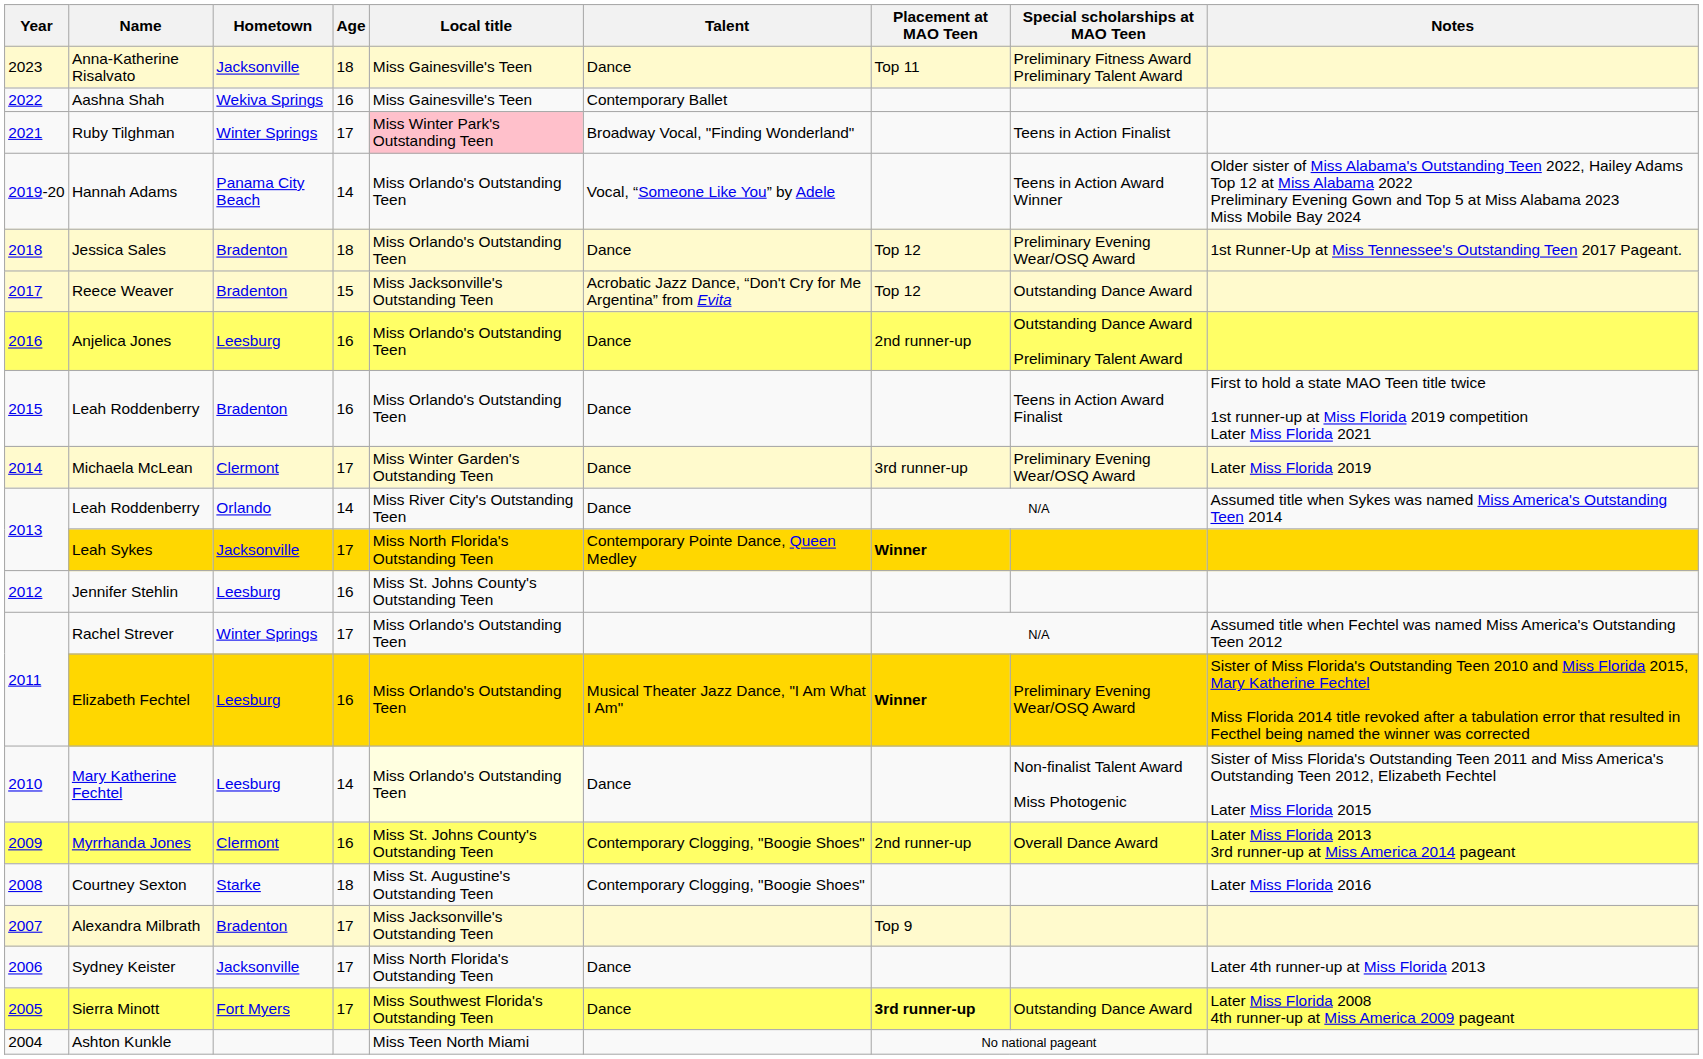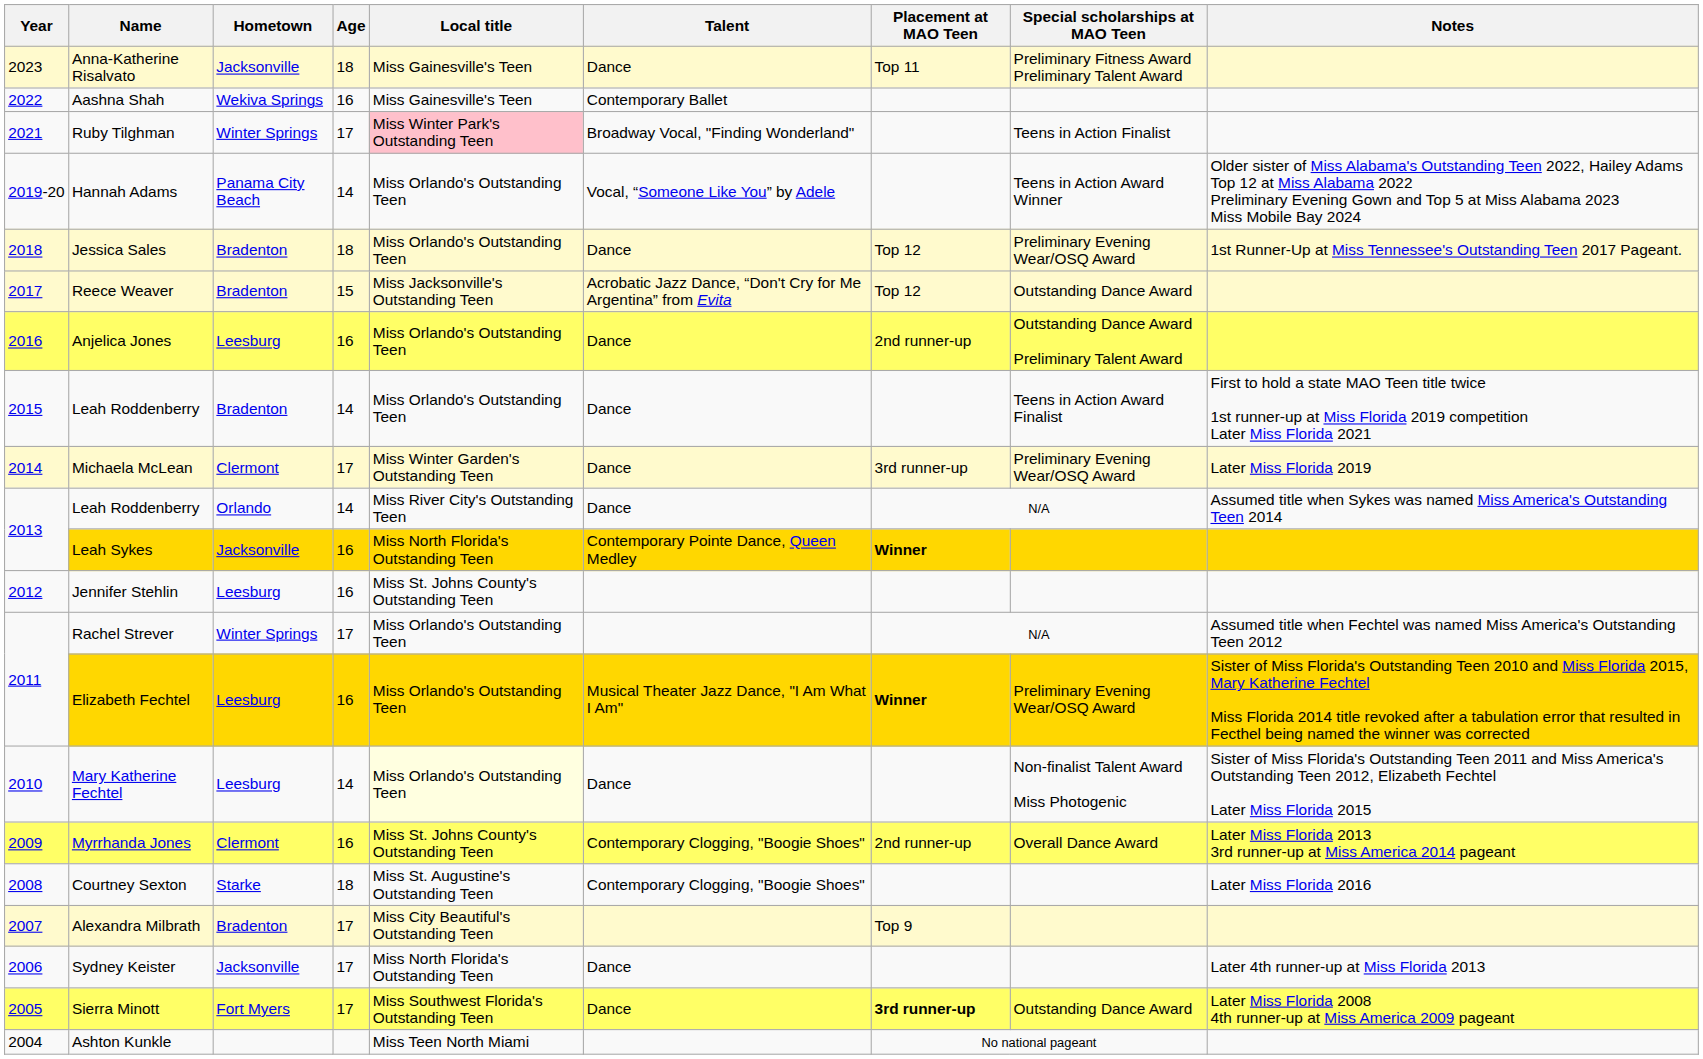(345, 409) 16 -> (345, 409) 14
(345, 550) 17 -> (345, 550) 16
(438, 926) Miss Jacksonville's Outstanding Teen -> (441, 926) Miss City Beautiful's Outstanding Teen
